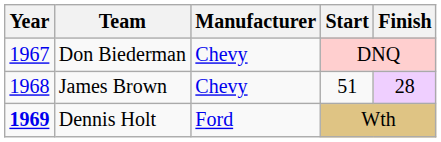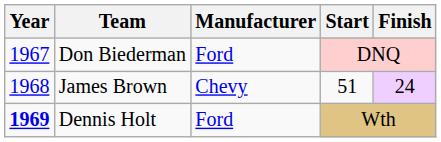(221, 54) Chevy -> (214, 54) Ford
(405, 87) 28 -> (405, 87) 24
